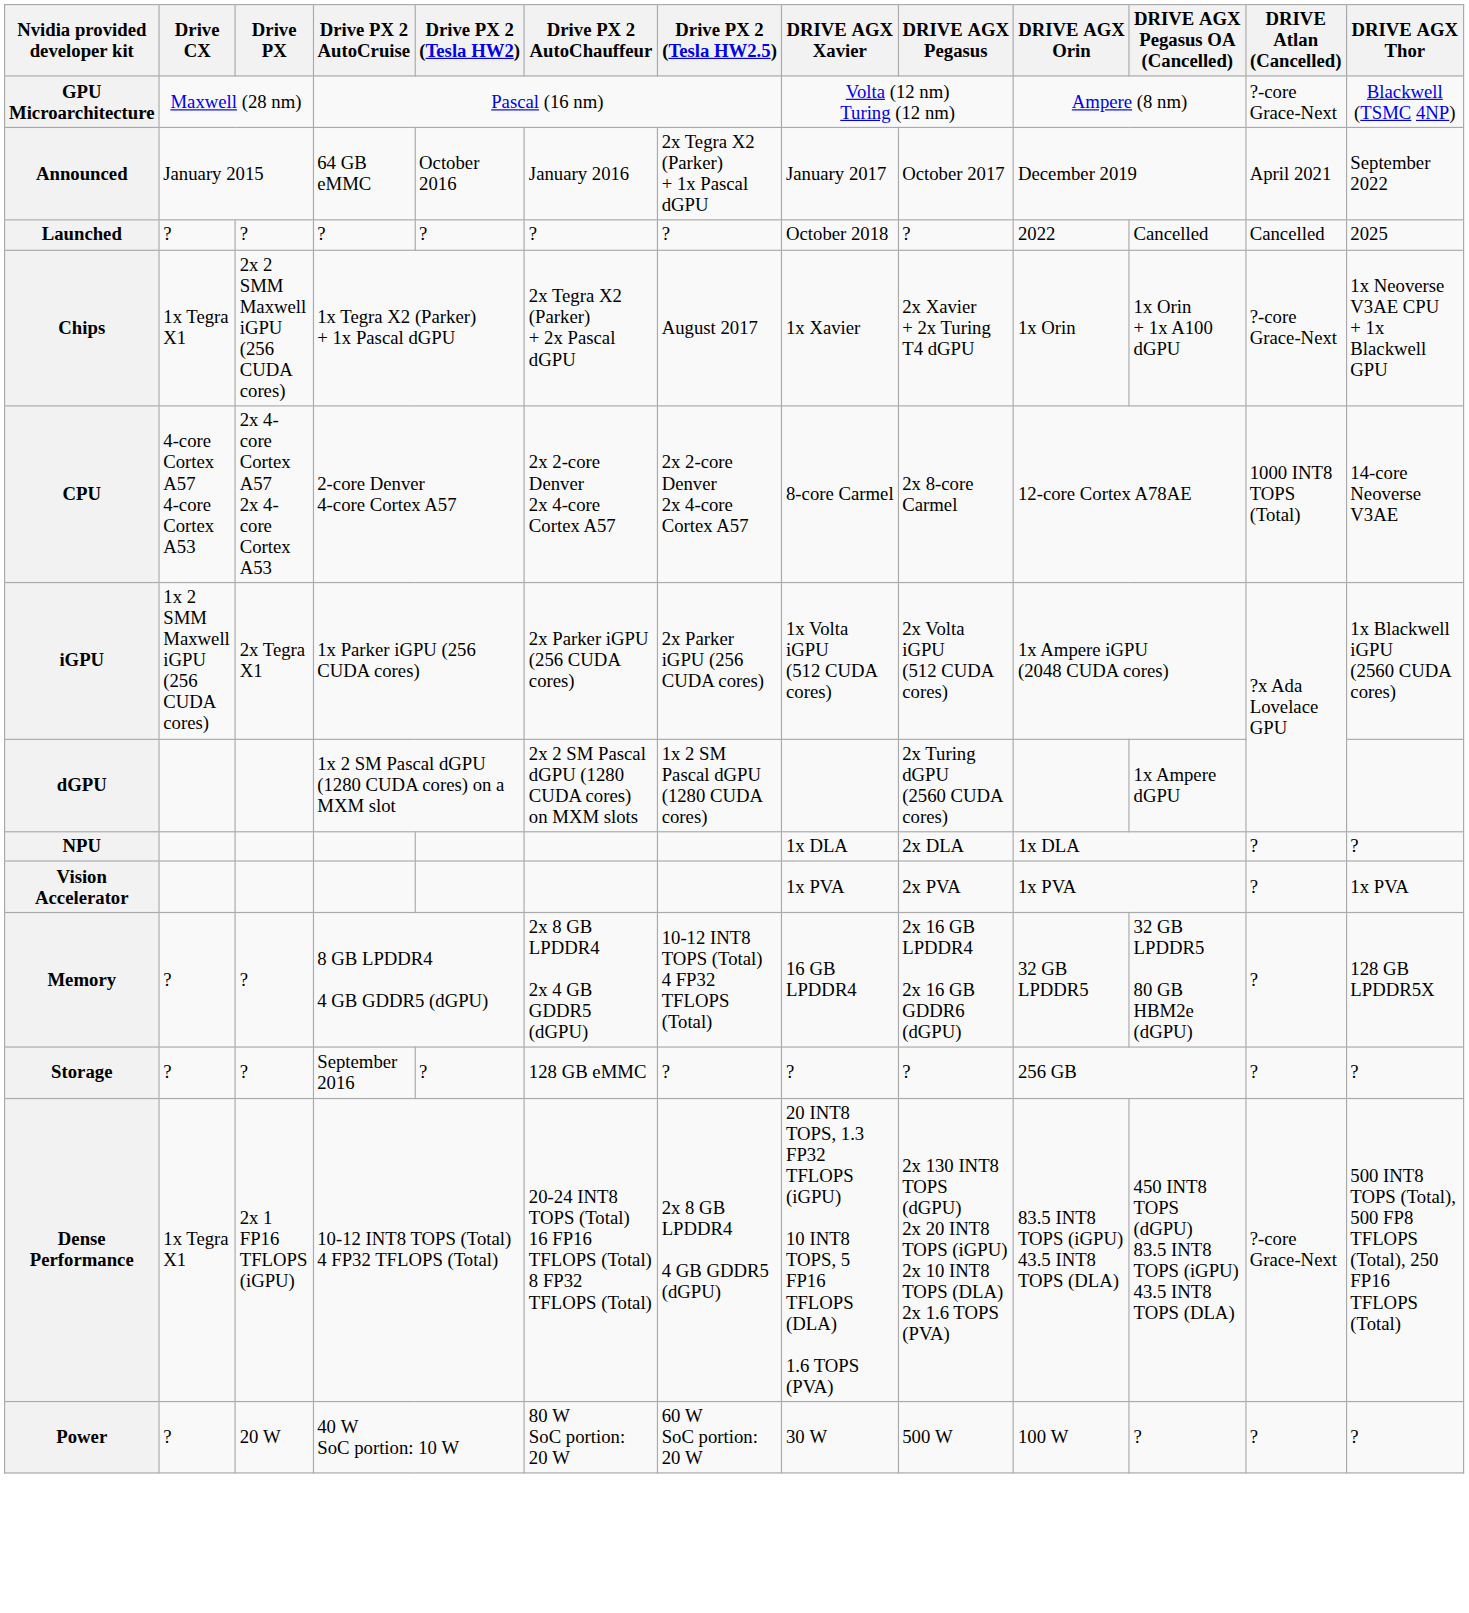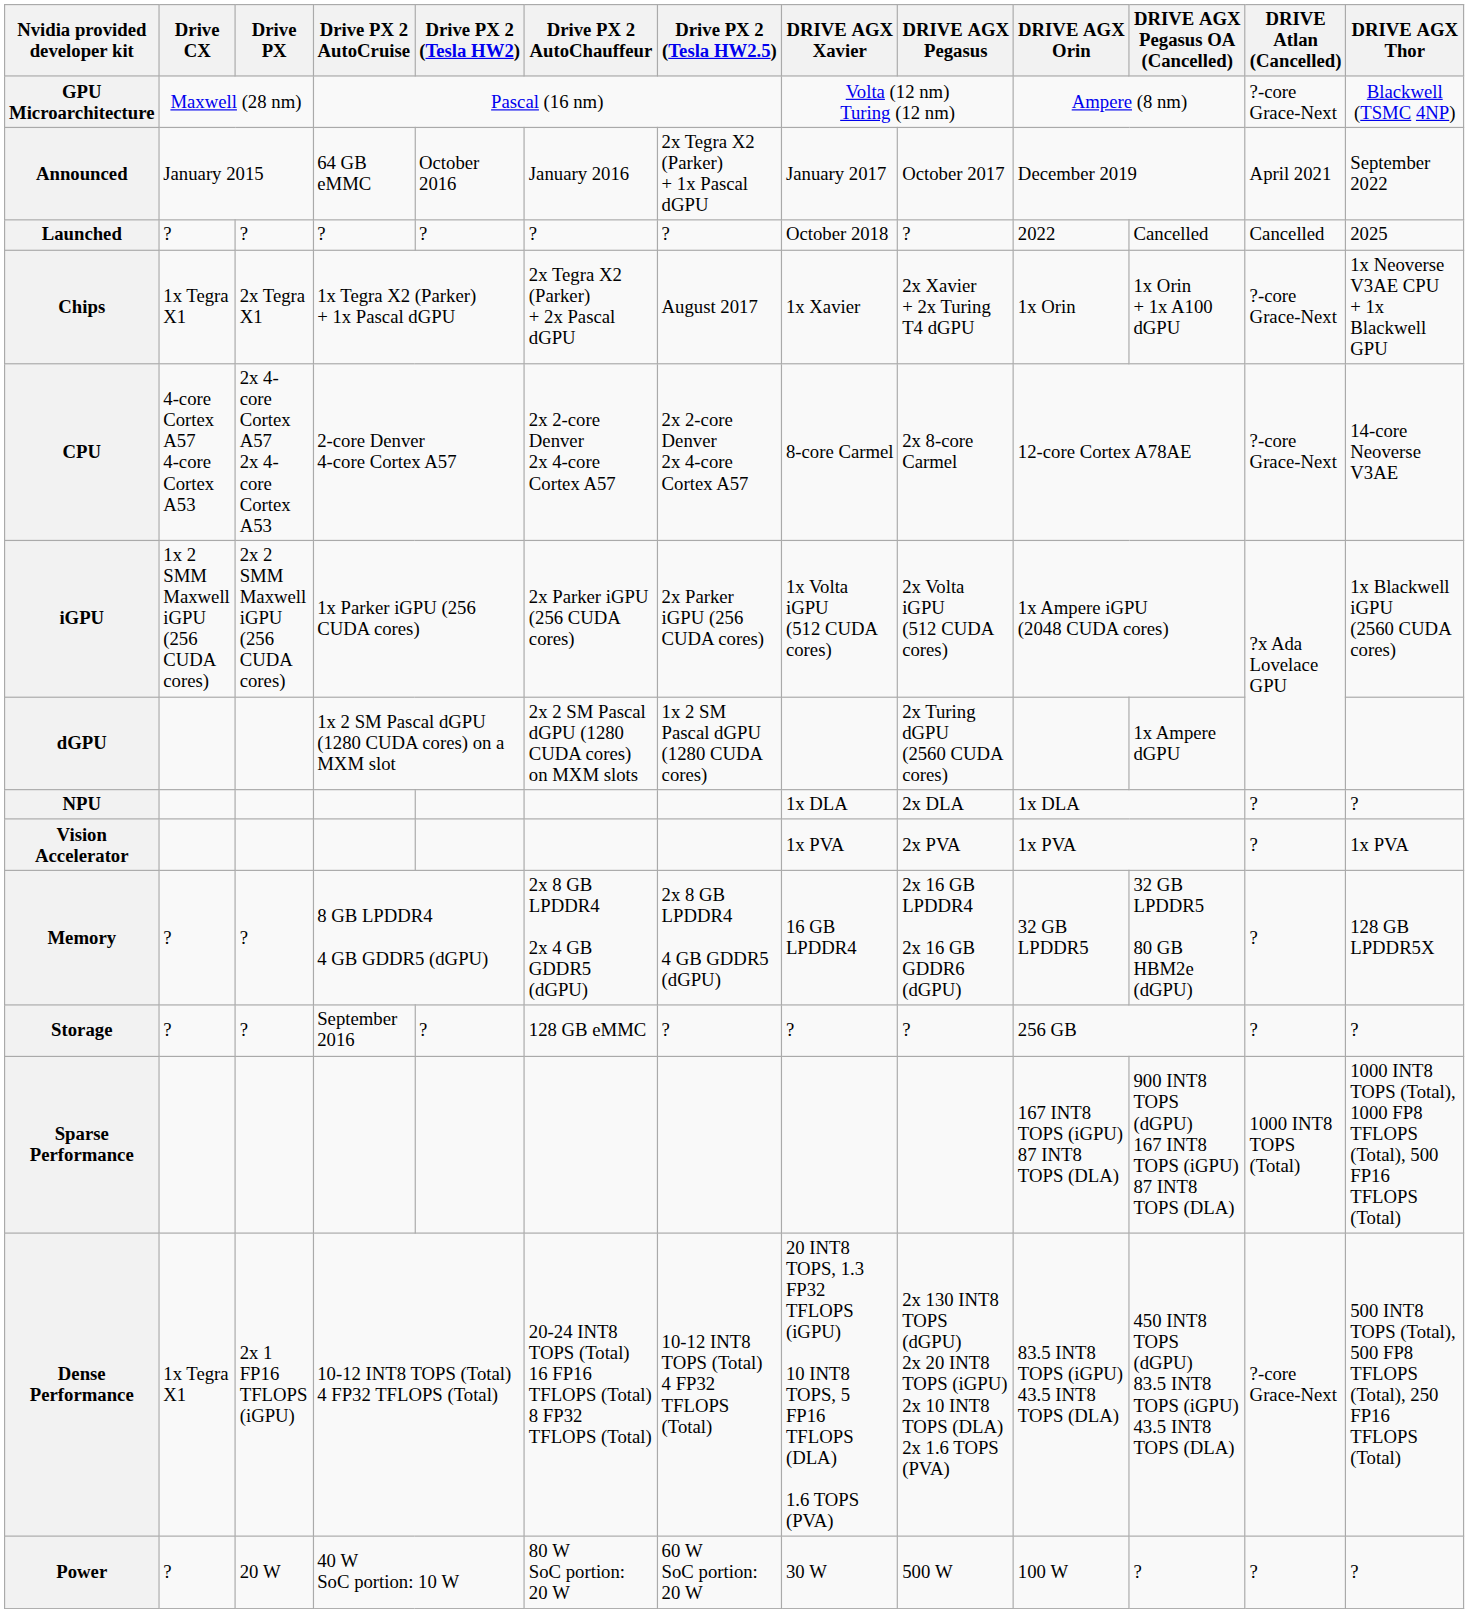(273, 327) 2x 2 SMM Maxwell iGPU (256 CUDA cores) -> (272, 306) 2x Tegra X1
(1291, 494) 1000 INT8 TOPS (Total) -> (1293, 452) ?-core Grace-Next
(272, 660) 2x Tegra X1 -> (273, 618) 2x 2 SMM Maxwell iGPU (256 CUDA cores)
(712, 979) 10-12 INT8 TOPS (Total) 4 FP32 TFLOPS (Total) -> (715, 937) 2x 8 GB LPDDR4 4 GB GDDR5 (dGPU)
+ row: (82, 1144)
(715, 1249) 2x 8 GB LPDDR4 4 GB GDDR5 (dGPU) -> (712, 1384) 10-12 INT8 TOPS (Total) 4 FP32 TFLOPS (Total)
